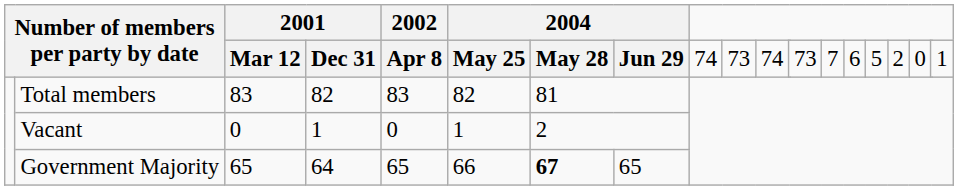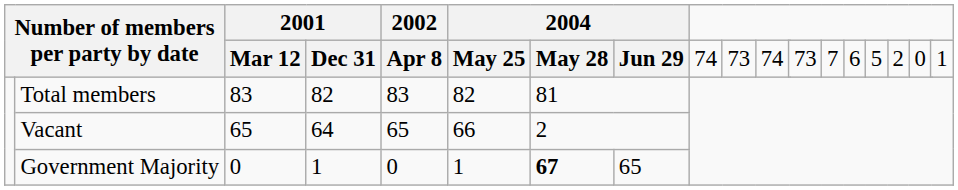(235, 130) 0 -> (241, 130) 65
(317, 130) 1 -> (322, 130) 64
(392, 130) 0 -> (398, 130) 65
(458, 130) 1 -> (464, 130) 66
(241, 166) 65 -> (235, 166) 0
(322, 166) 64 -> (317, 166) 1
(398, 166) 65 -> (392, 166) 0
(464, 166) 66 -> (458, 166) 1
